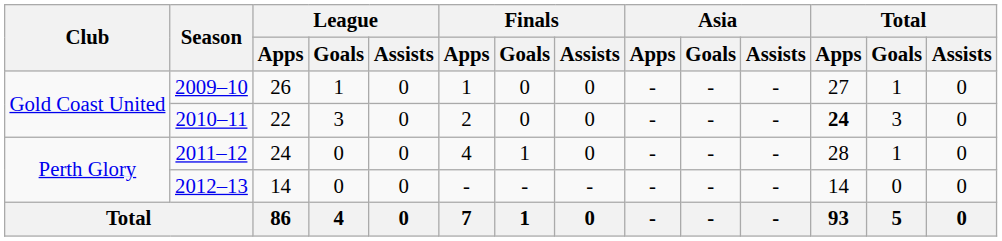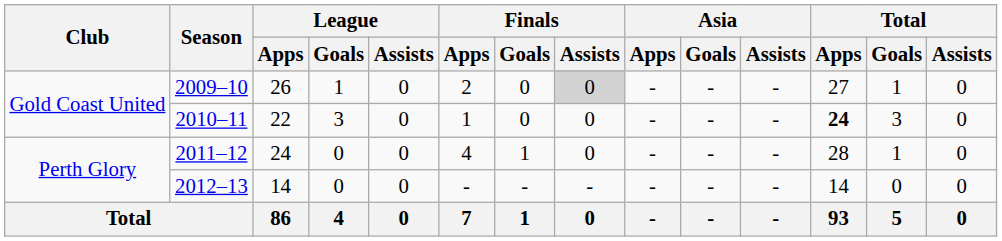(467, 86) 1 -> (467, 86) 2
(590, 86) no background -> (590, 86) lightgrey background
(467, 119) 2 -> (467, 119) 1
